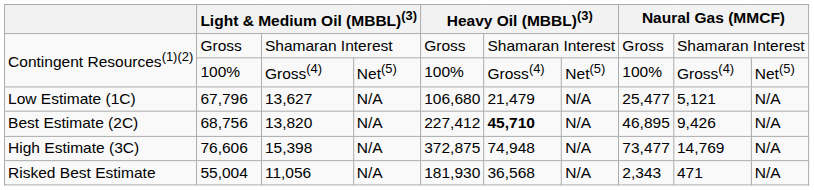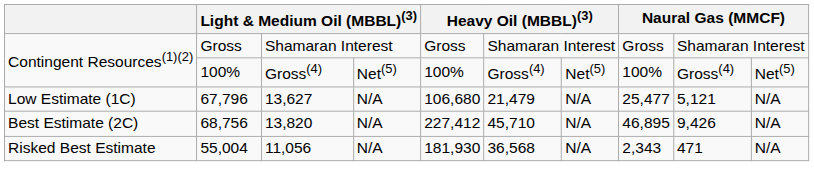(511, 123) bold -> (511, 123) normal
- row: (224, 148)
